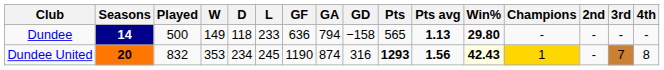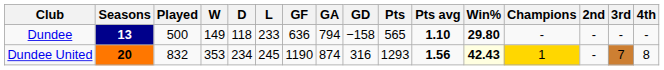(125, 35) 14 -> (125, 35) 13
(438, 35) 1.13 -> (438, 35) 1.10
(395, 55) bold -> (395, 55) normal
